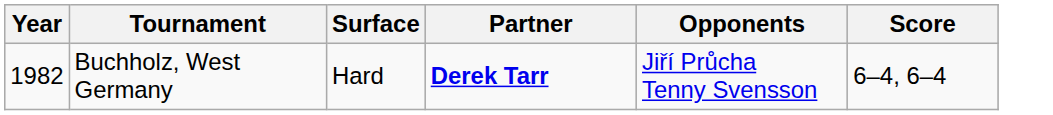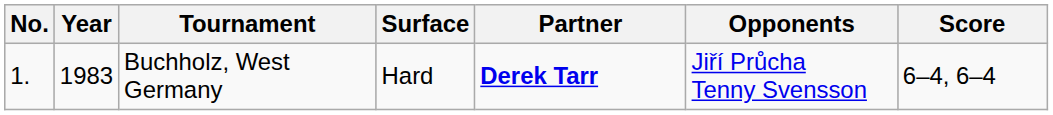+ column: (30, 23)
(37, 76) 1982 -> (86, 76) 1983
